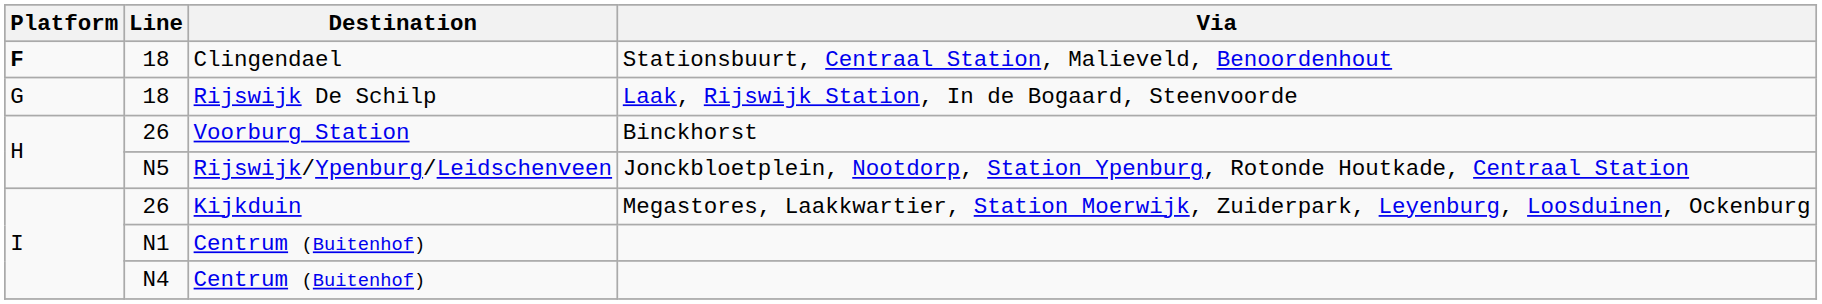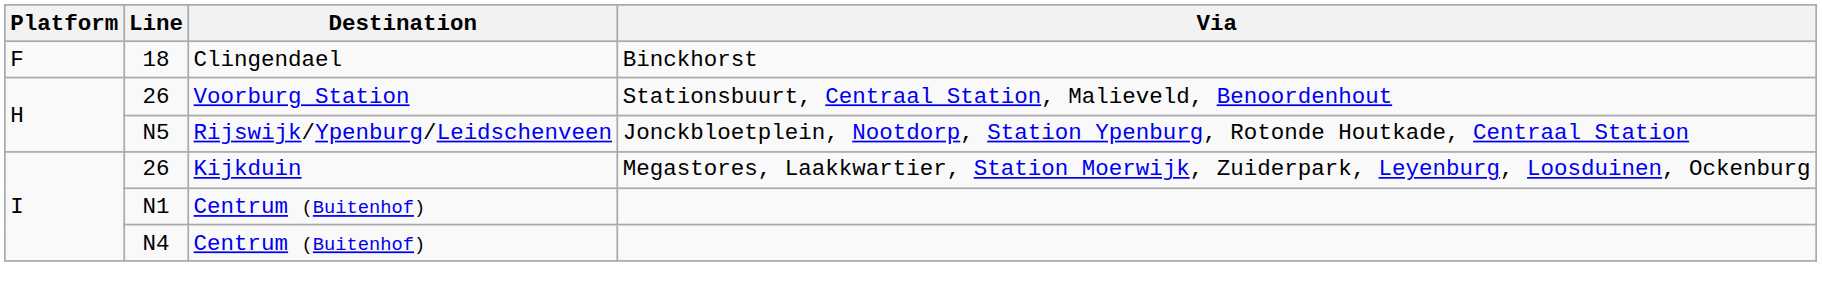(17, 60) bold -> (17, 60) normal
(1007, 60) Stationsbuurt, Centraal Station, Malieveld, Benoordenhout -> (690, 60) Binckhorst
- row: (156, 97)
(690, 133) Binckhorst -> (1007, 97) Stationsbuurt, Centraal Station, Malieveld, Benoordenhout
